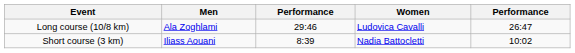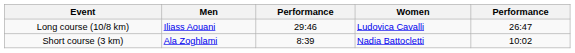(191, 27) Ala Zoghlami -> (190, 27) Iliass Aouani
(190, 41) Iliass Aouani -> (191, 41) Ala Zoghlami
